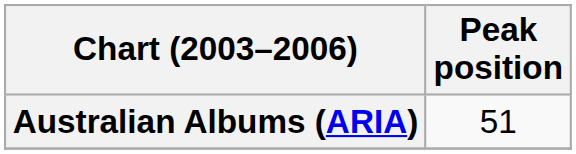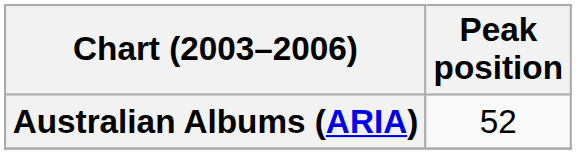(498, 121) 51 -> (498, 121) 52
